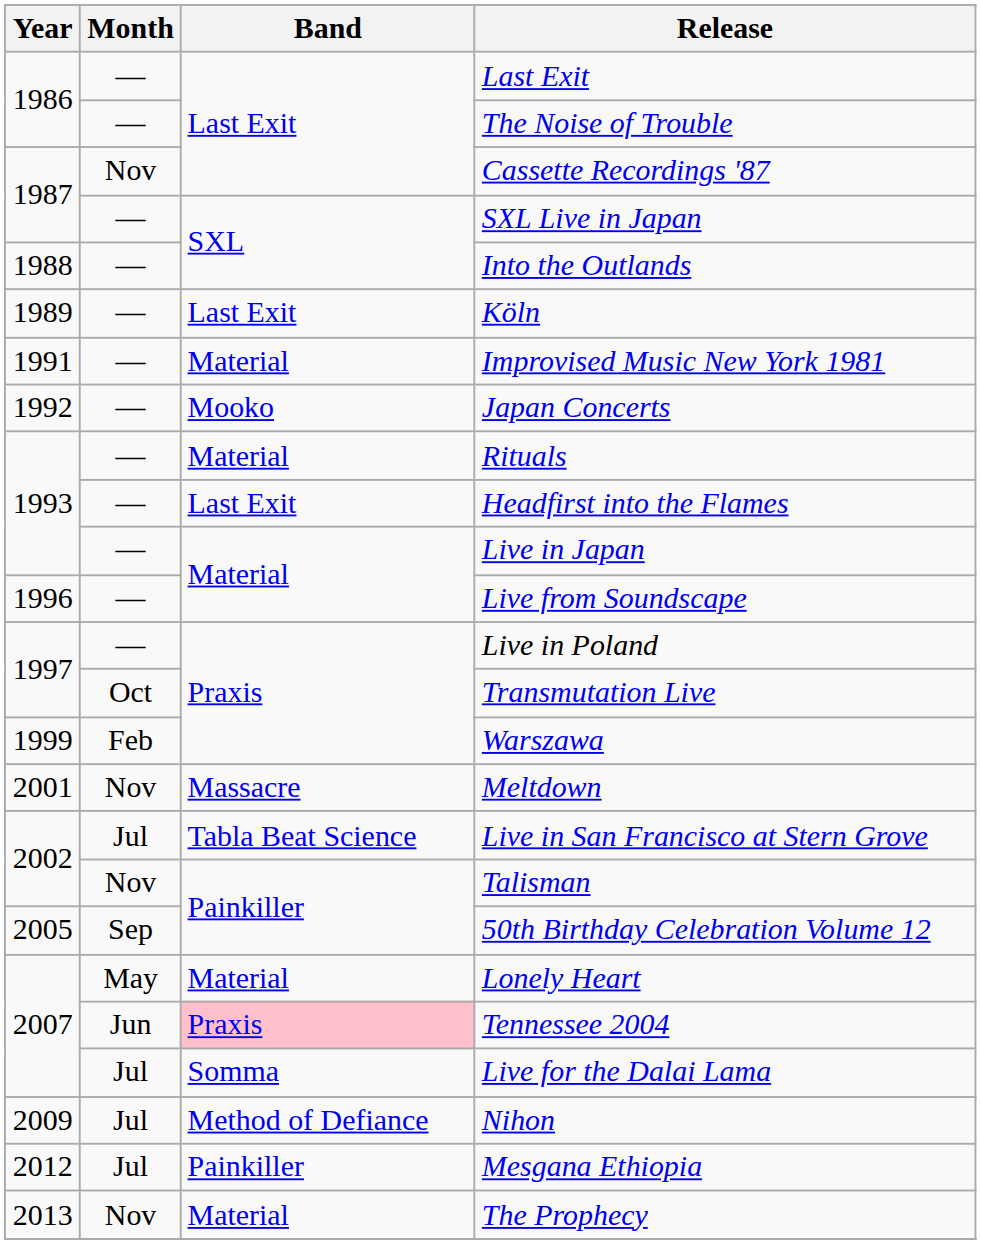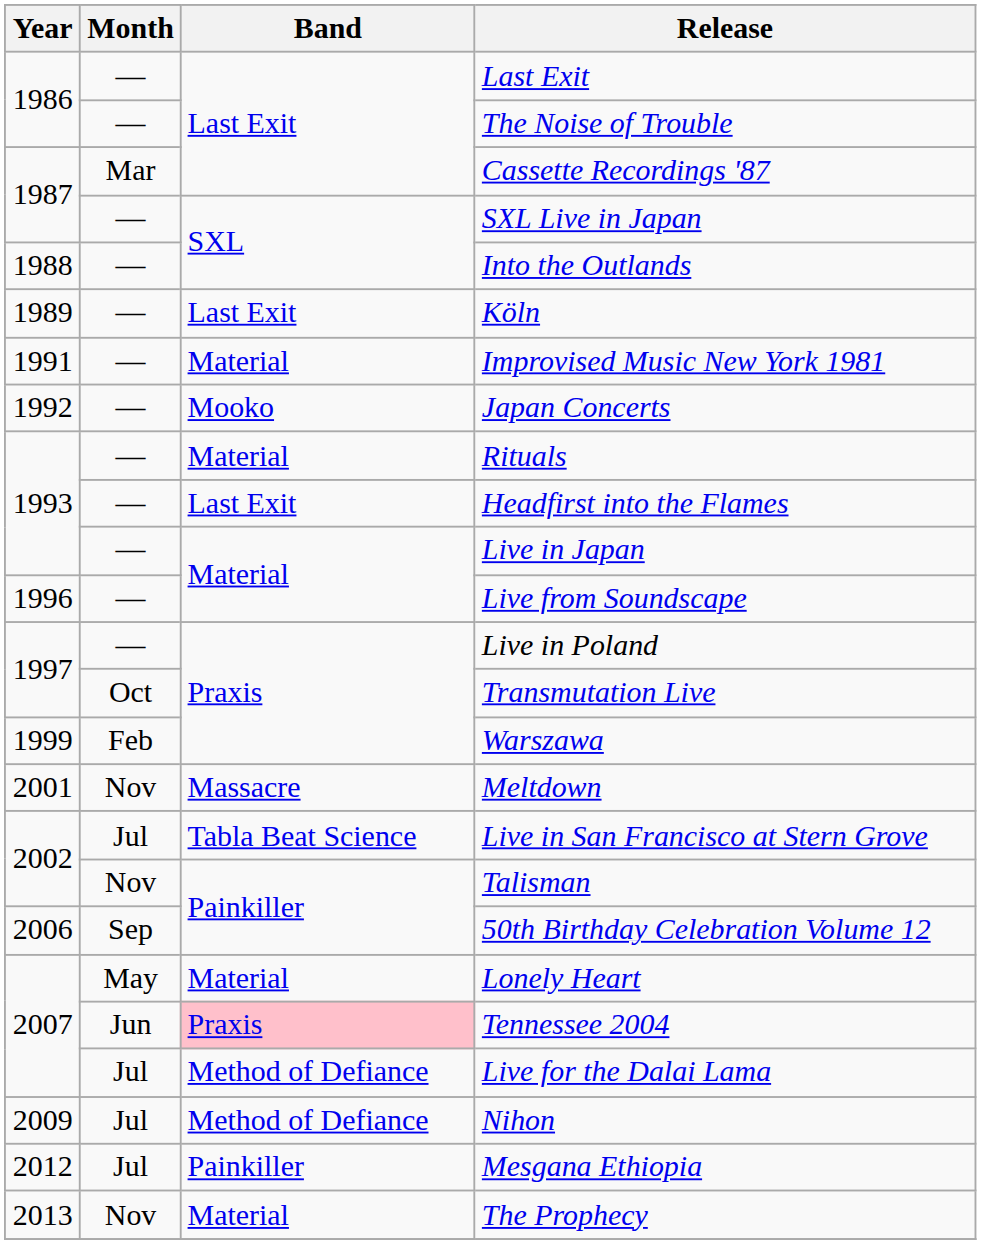(131, 170) Nov -> (131, 170) Mar
(43, 929) 2005 -> (43, 929) 2006
(233, 1072) Somma -> (308, 1072) Method of Defiance
